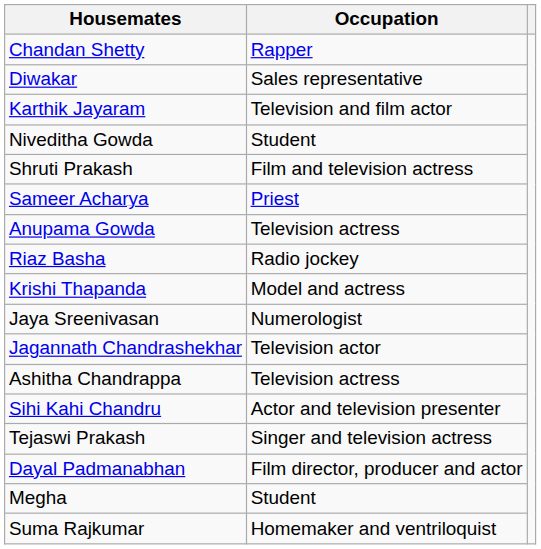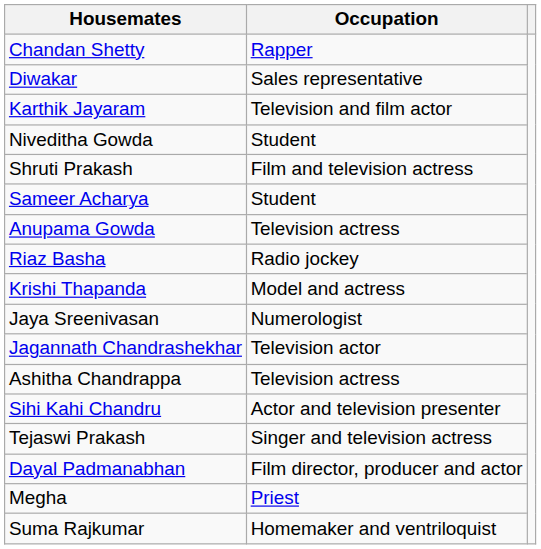(275, 199) Priest -> (283, 199) Student
(283, 498) Student -> (275, 498) Priest
